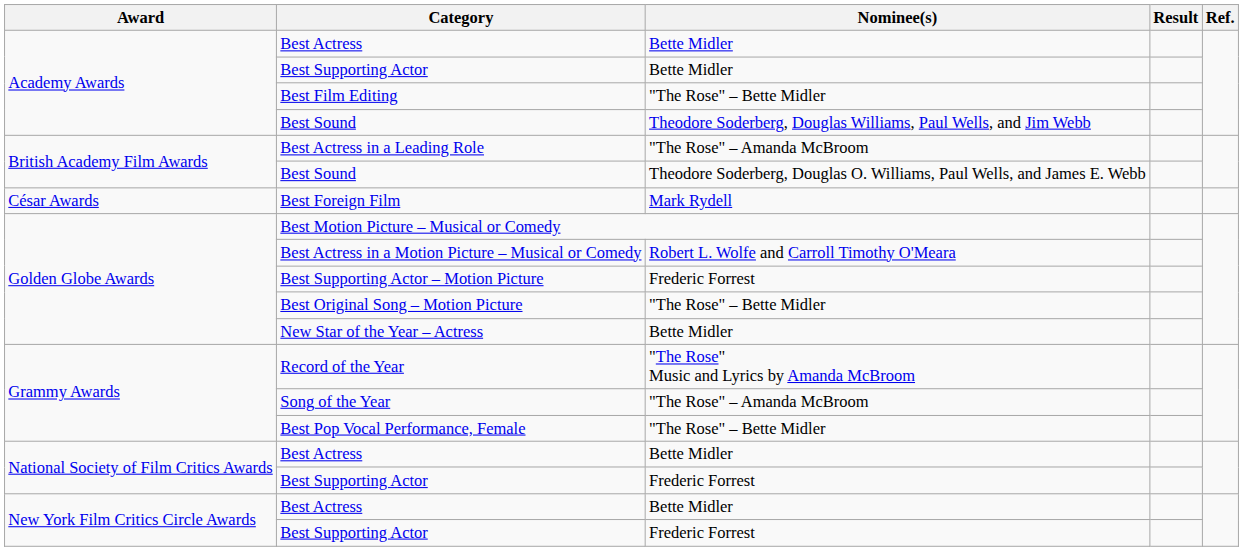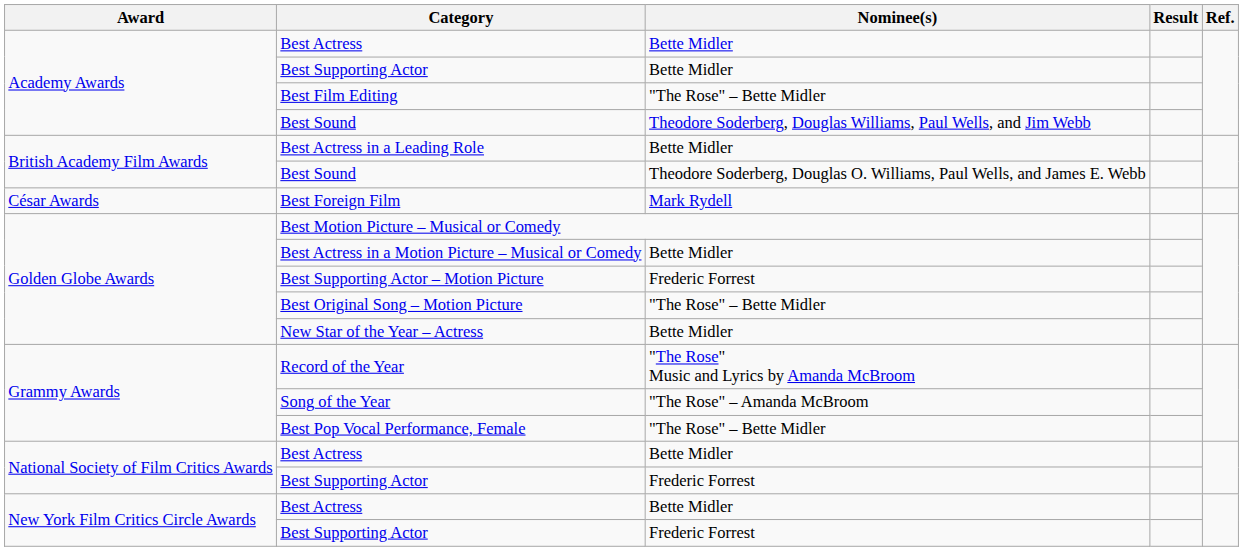(759, 148) "The Rose" – Amanda McBroom -> (691, 148) Bette Midler
(802, 252) Robert L. Wolfe and Carroll Timothy O'Meara -> (691, 252) Bette Midler
